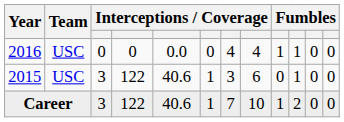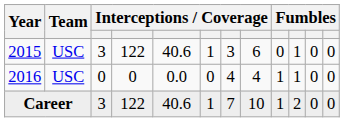rows swapped: (25, 77) <-> (25, 51)
